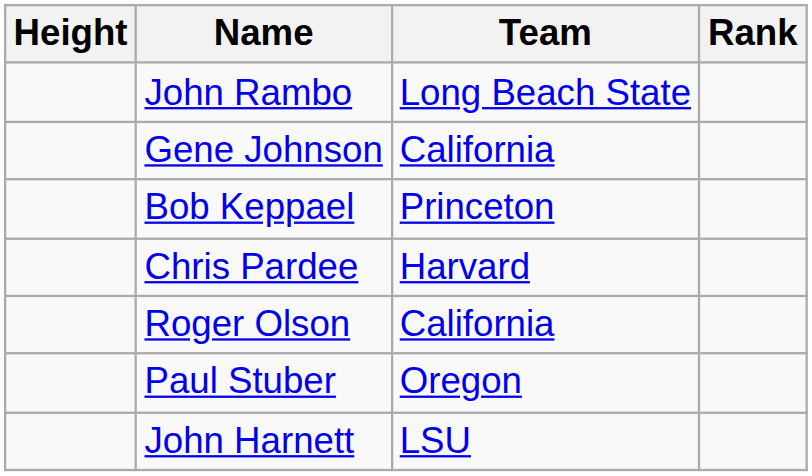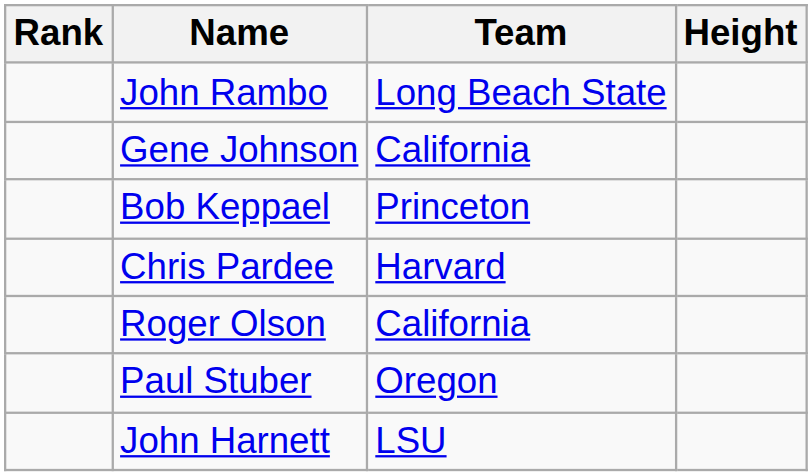columns swapped: (753, 33) <-> (71, 33)
